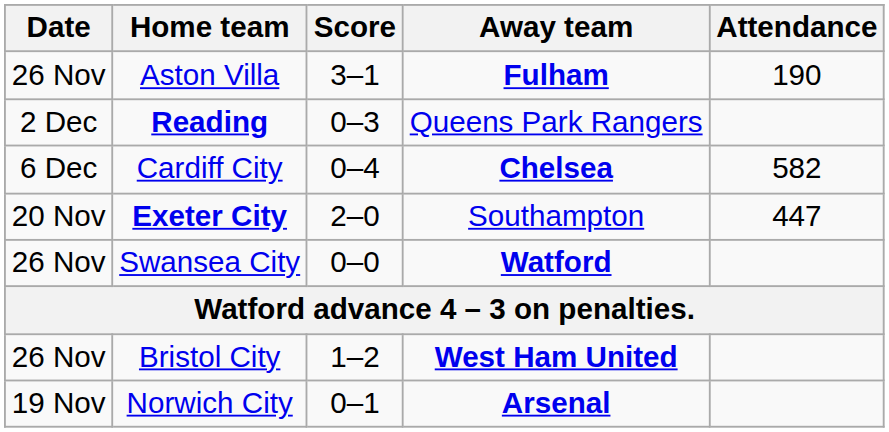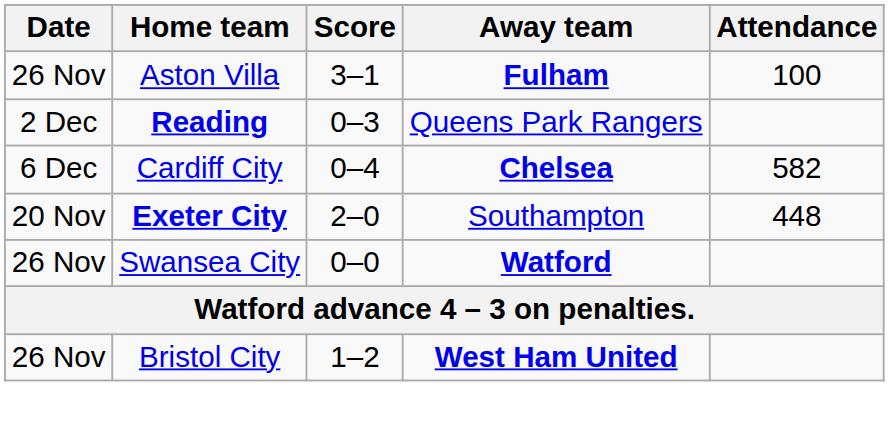(797, 74) 190 -> (797, 74) 100
(797, 215) 447 -> (797, 215) 448
- row: (210, 403)
